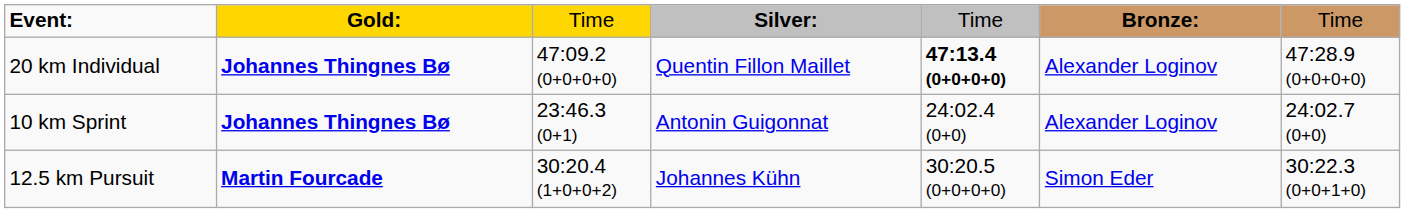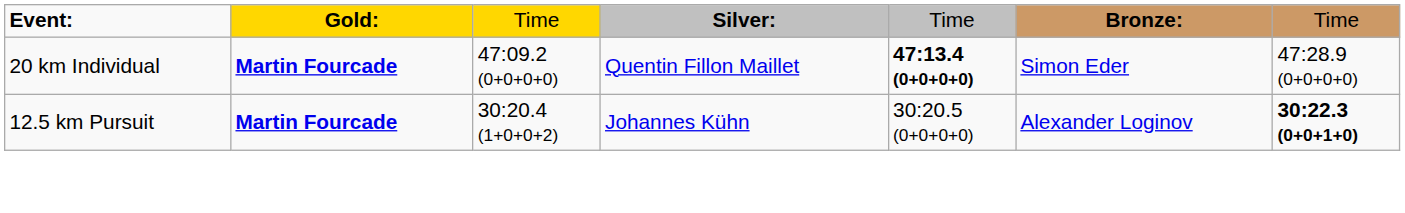(336, 65) Johannes Thingnes Bø -> (316, 65) Martin Fourcade
(1131, 65) Alexander Loginov -> (1075, 65) Simon Eder
- row: (68, 122)
(1099, 178) Simon Eder -> (1107, 122) Alexander Loginov
(1326, 178) normal -> (1318, 122) bold
